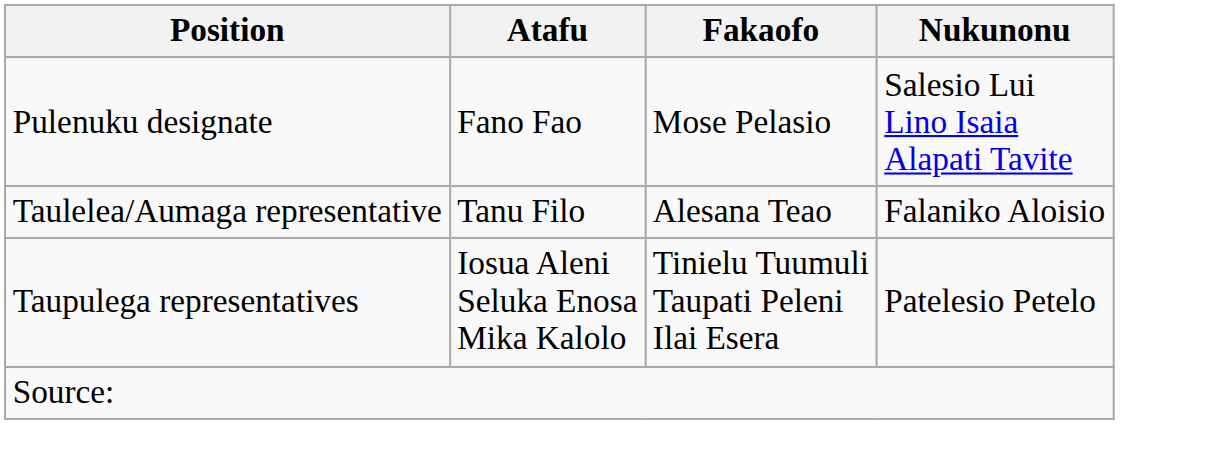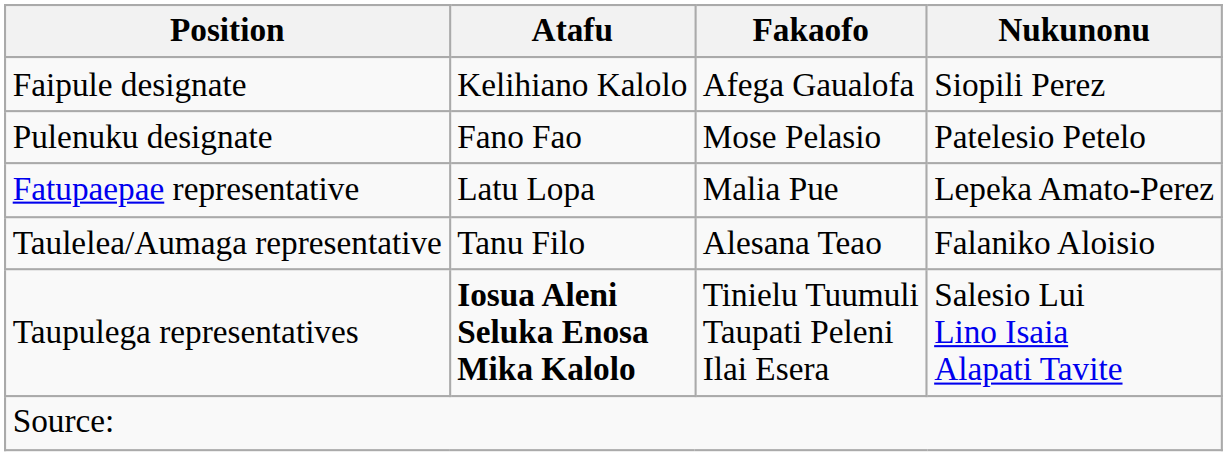+ row: (130, 83)
(978, 121) Salesio Lui Lino Isaia Alapati Tavite -> (1040, 136) Patelesio Petelo
+ row: (186, 189)
(547, 301) normal -> (553, 332) bold
(990, 301) Patelesio Petelo -> (1028, 332) Salesio Lui Lino Isaia Alapati Tavite
